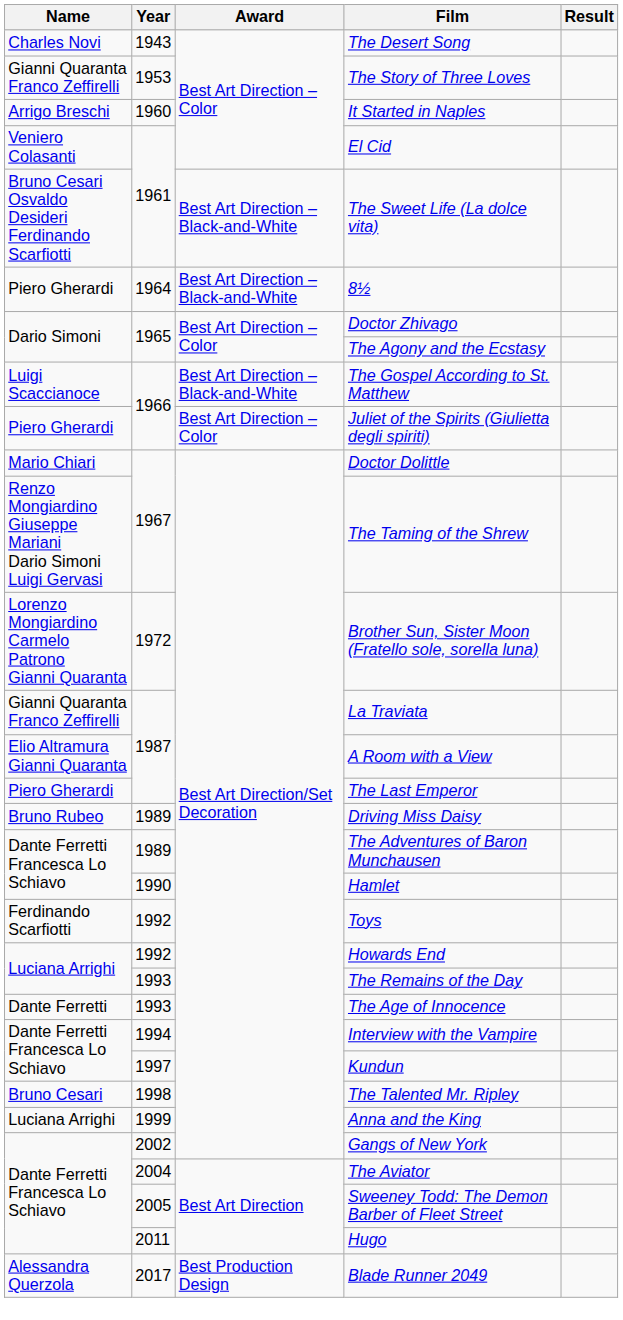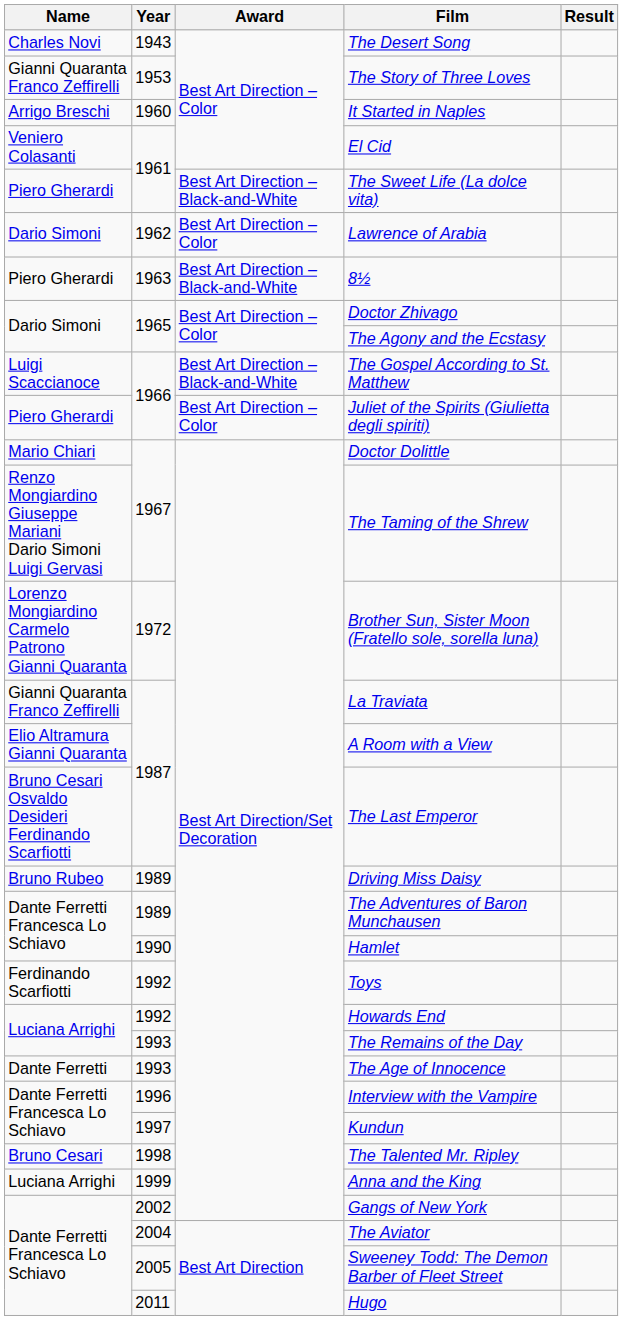(55, 218) Bruno Cesari Osvaldo Desideri Ferdinando Scarfiotti -> (61, 190) Piero Gherardi
+ row: (417, 234)
(153, 289) 1964 -> (153, 278) 1963
(61, 790) Piero Gherardi -> (55, 816) Bruno Cesari Osvaldo Desideri Ferdinando Scarfiotti
(153, 1035) 1994 -> (153, 1097) 1996
- row: (418, 1275)
